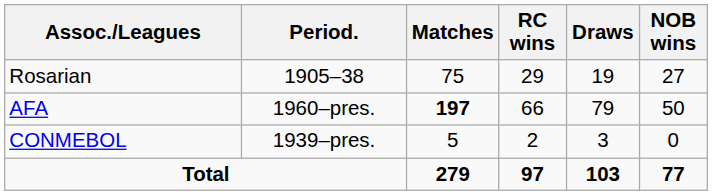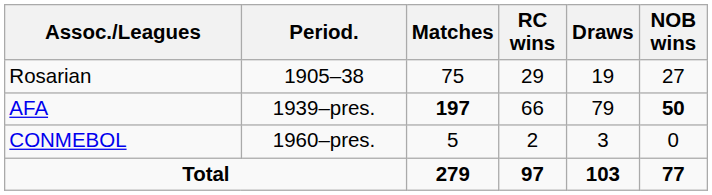(324, 108) 1960–pres. -> (324, 108) 1939–pres.
(673, 108) normal -> (673, 108) bold
(324, 141) 1939–pres. -> (324, 141) 1960–pres.
